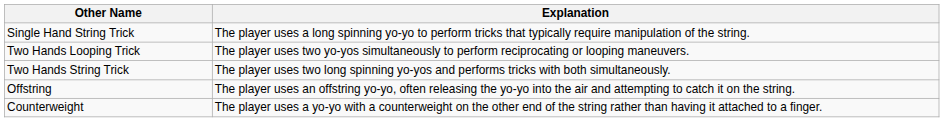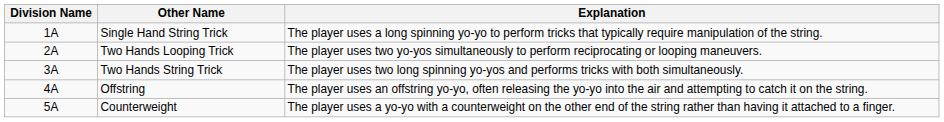+ column: (51, 13)
